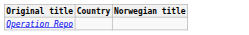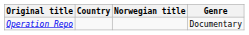+ column: (216, 11)
